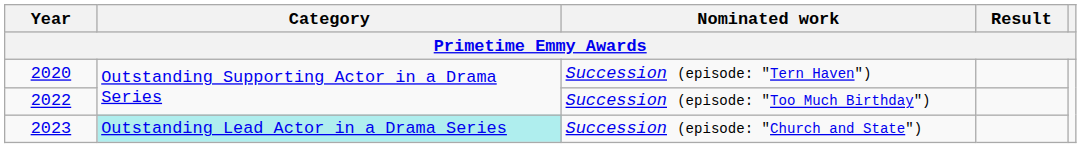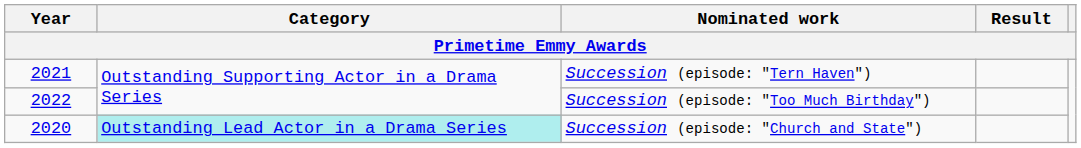(51, 74) 2020 -> (51, 74) 2021
(51, 129) 2023 -> (51, 129) 2020
